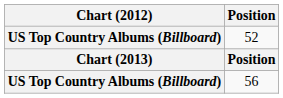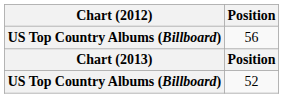rows swapped: (252, 37) <-> (252, 81)
